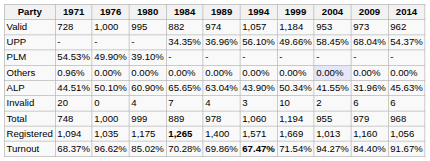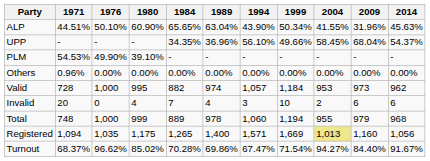rows swapped: (16, 88) <-> (17, 27)
(330, 73) lavender background -> (330, 73) no background
(180, 133) bold -> (180, 133) normal
(328, 133) no background -> (328, 133) khaki background
(259, 149) bold -> (259, 149) normal
